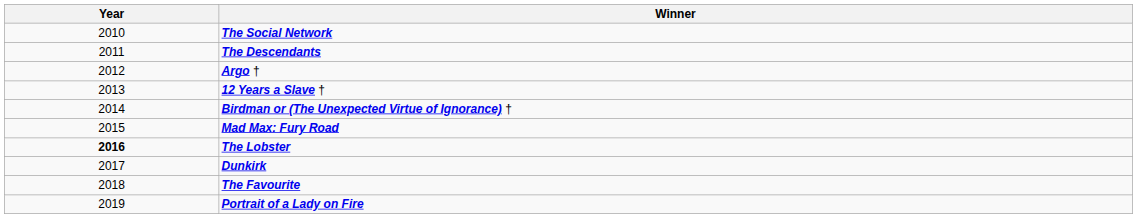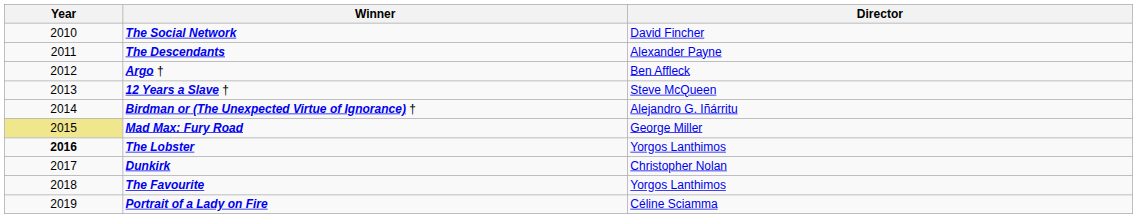+ column: (880, 14)
(112, 128) no background -> (64, 128) khaki background
